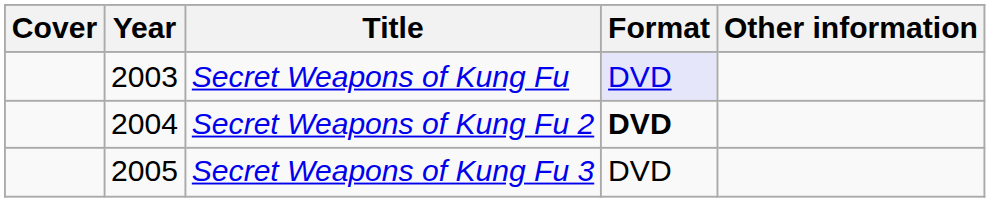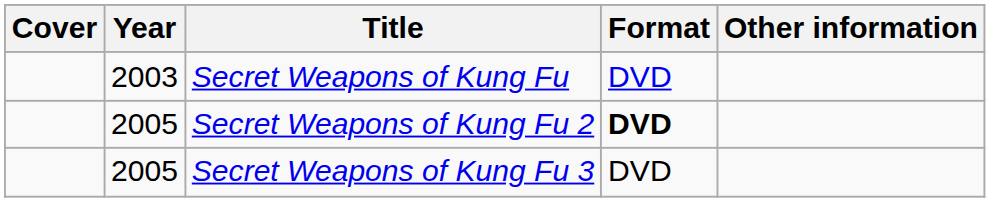(640, 76) lavender background -> (640, 76) no background
(144, 123) 2004 -> (144, 123) 2005
